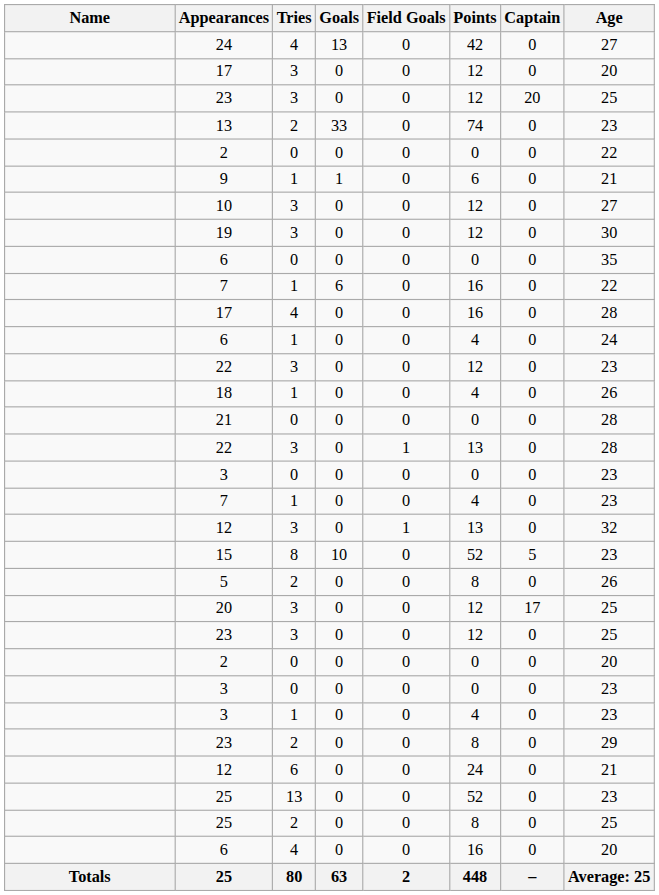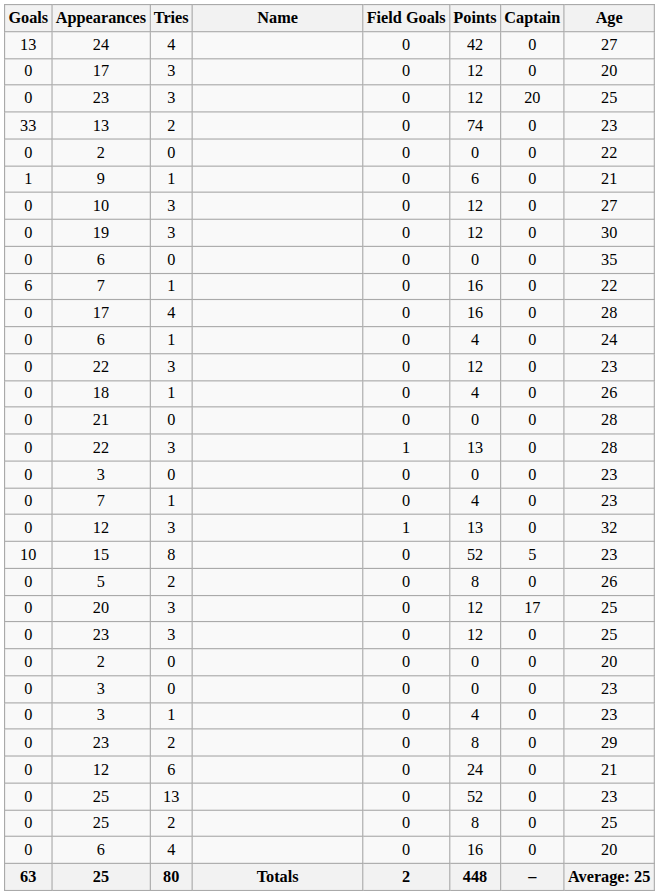columns swapped: (90, 18) <-> (339, 18)
